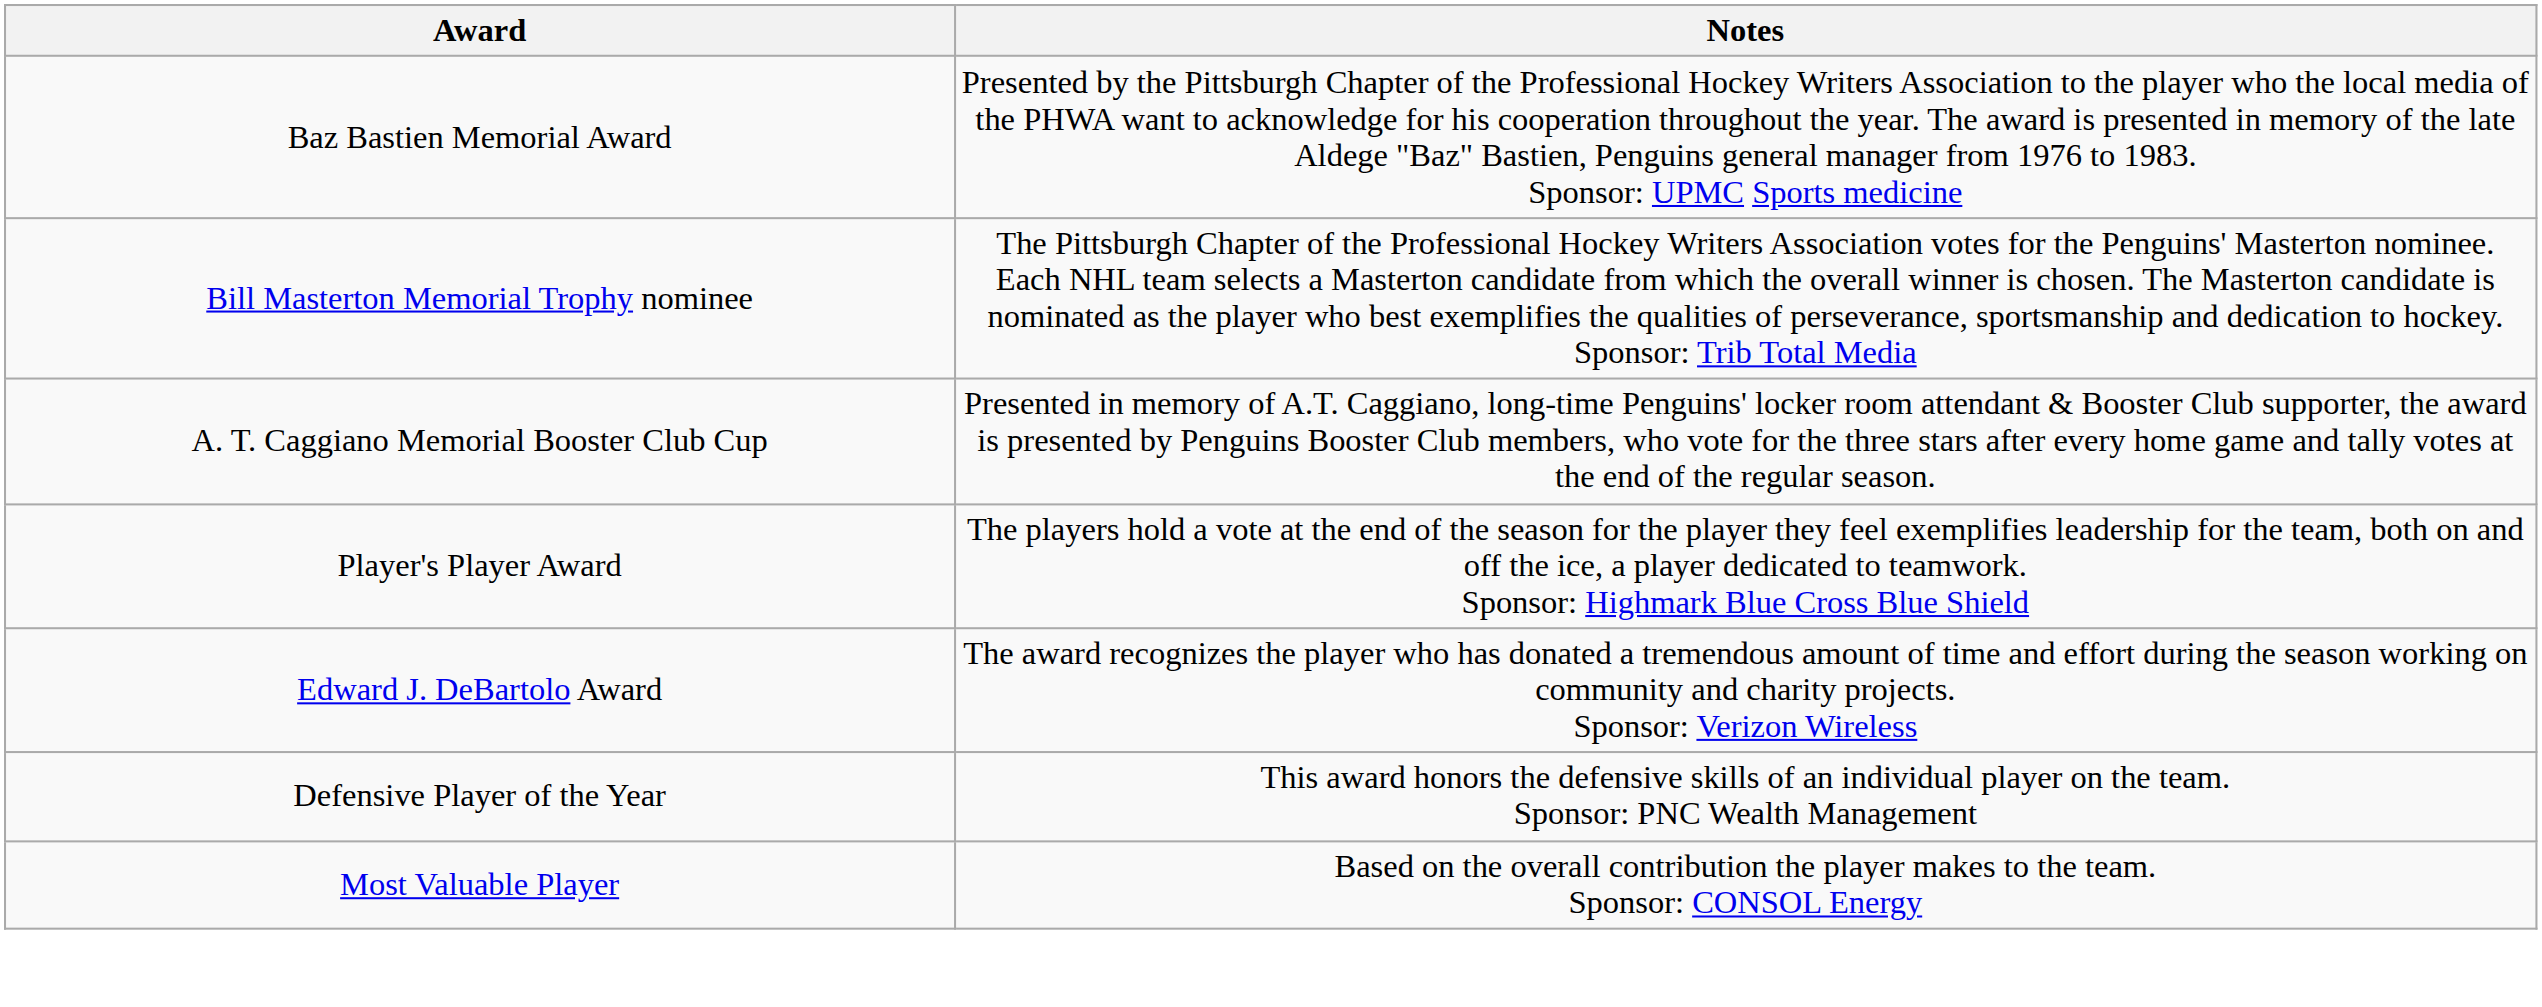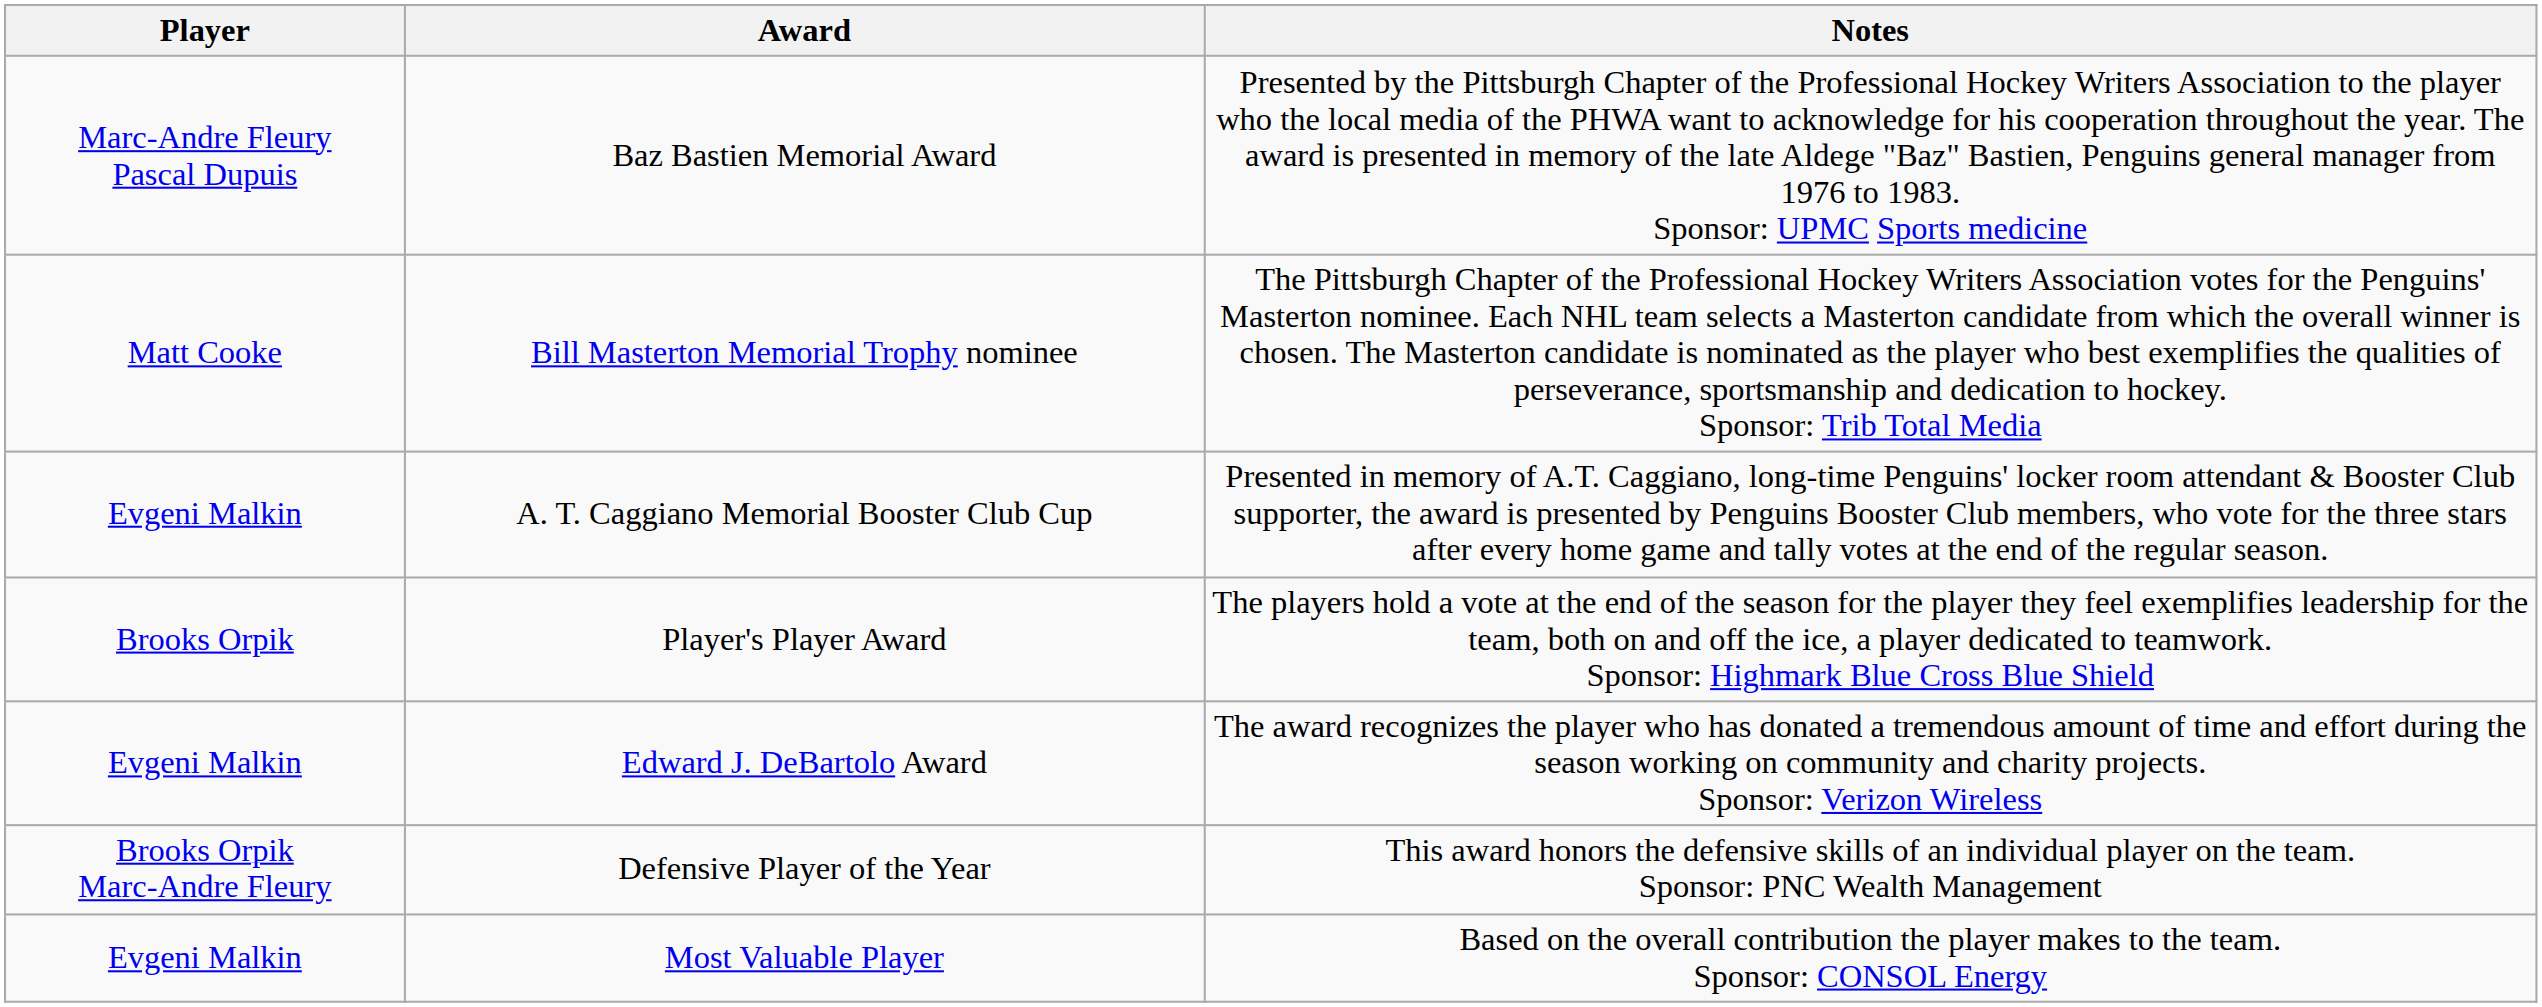+ column: (205, 30)
